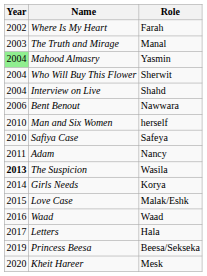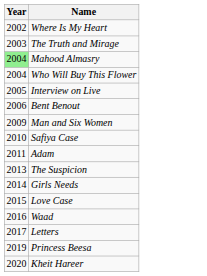- column: (170, 12)
(17, 91) 2004 -> (17, 91) 2005
(17, 122) 2010 -> (17, 122) 2009
(17, 169) bold -> (17, 169) normal
